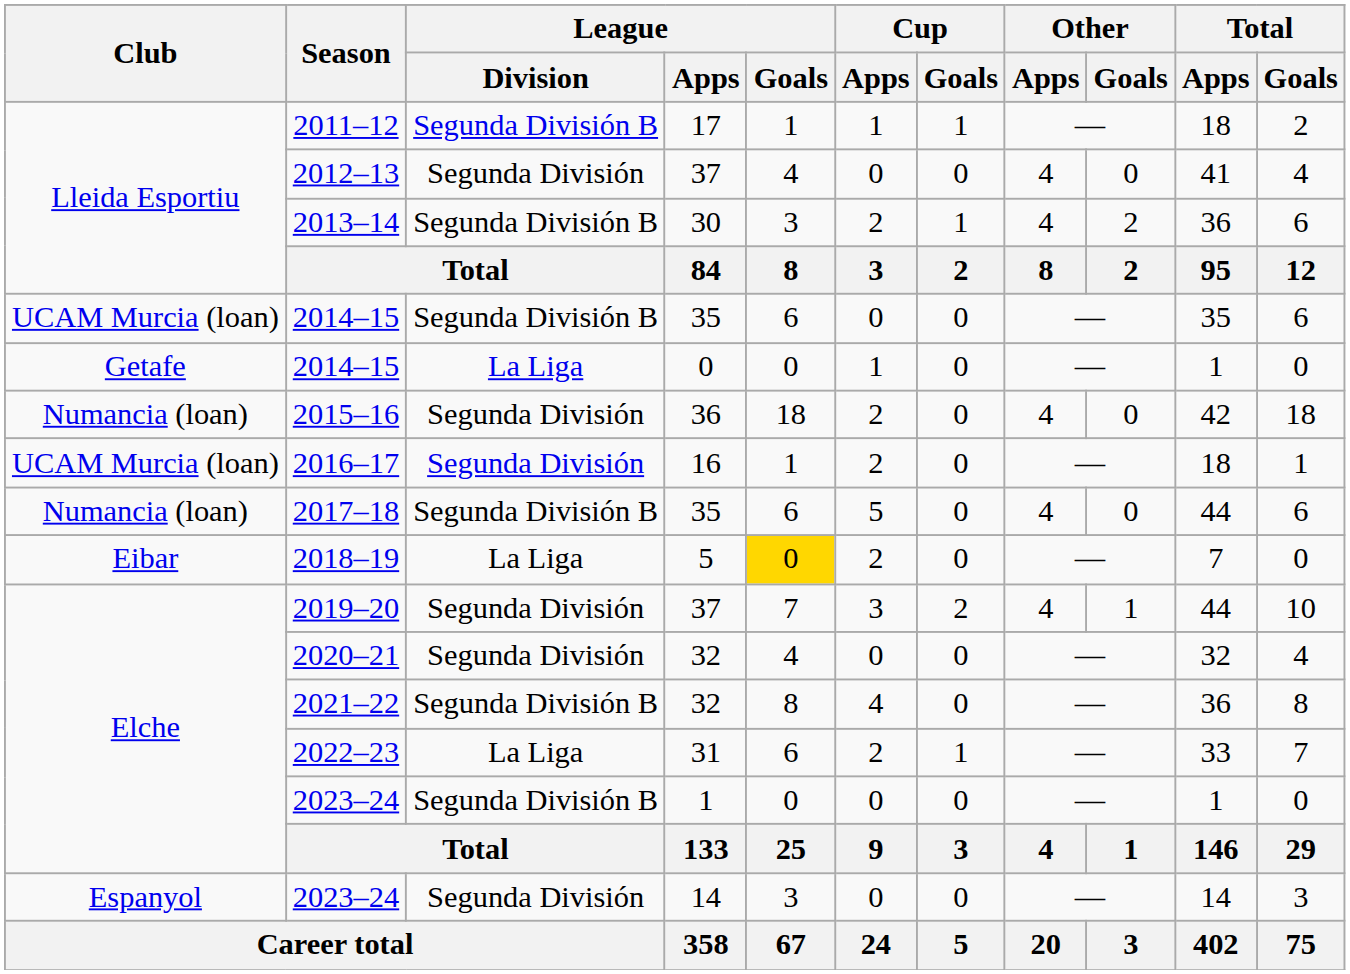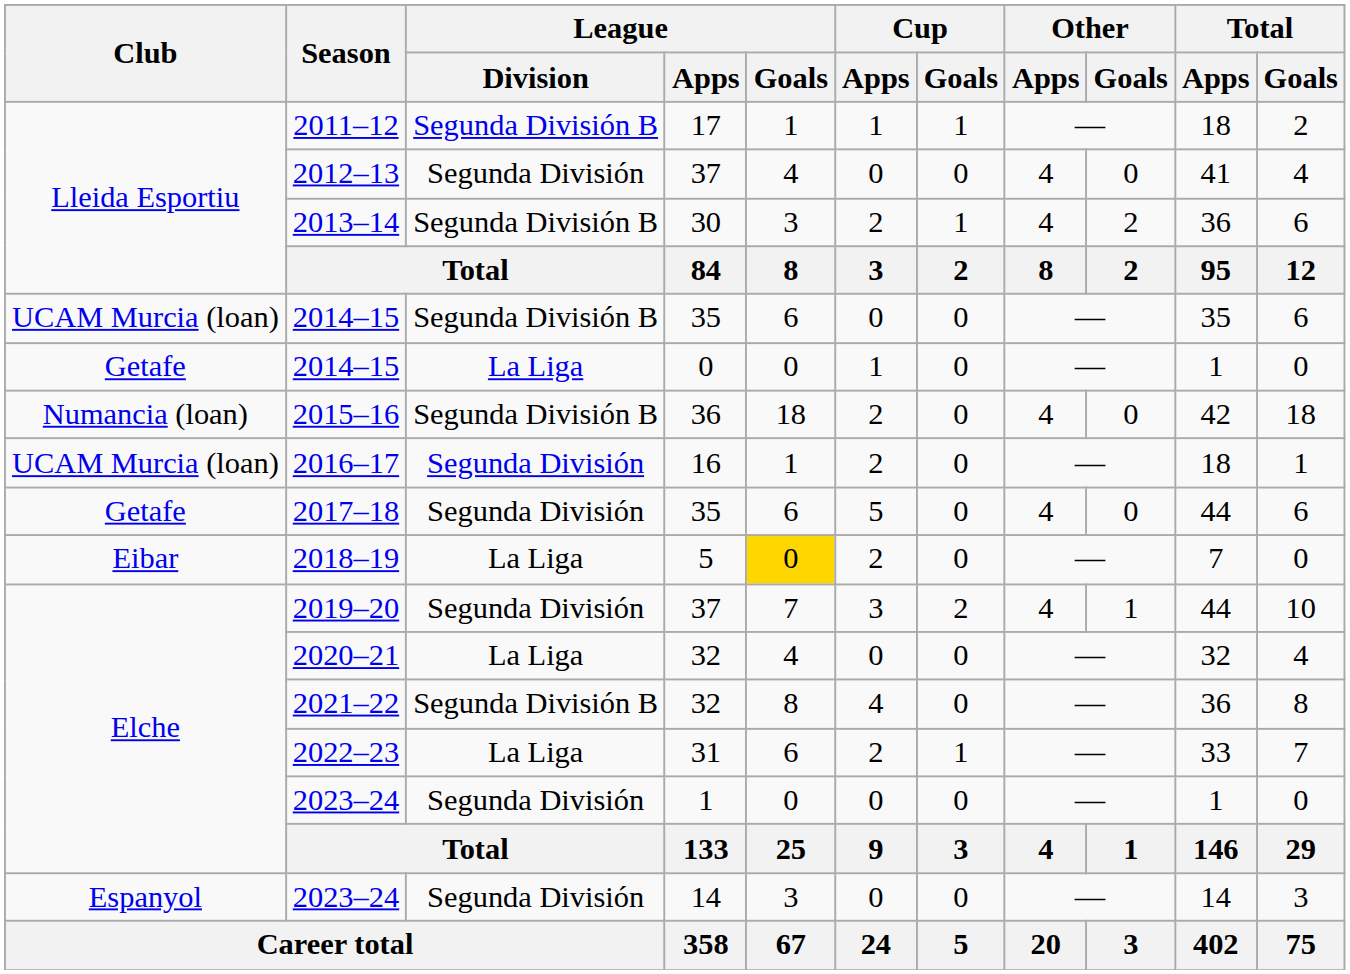(536, 414) Segunda División -> (536, 414) Segunda División B
(145, 510) Numancia (loan) -> (145, 510) Getafe
(536, 510) Segunda División B -> (536, 510) Segunda División
(536, 655) Segunda División -> (536, 655) La Liga
(536, 800) Segunda División B -> (536, 800) Segunda División
